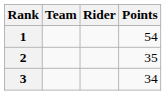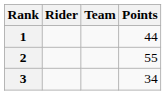columns swapped: (99, 15) <-> (61, 15)
(151, 36) 54 -> (151, 36) 44
(151, 57) 35 -> (151, 57) 55
